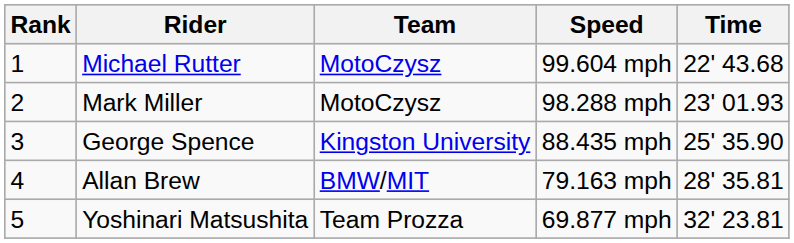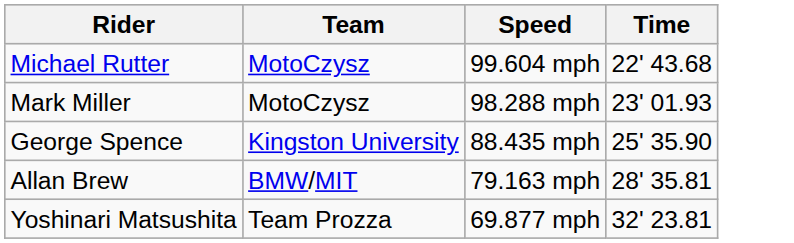- column: (41, 24)
